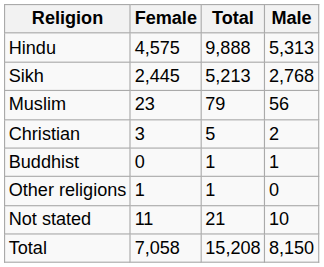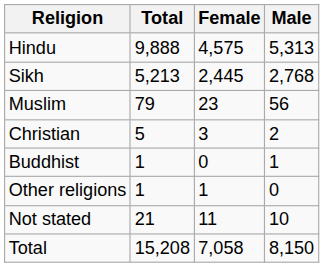columns swapped: (233, 18) <-> (166, 18)
